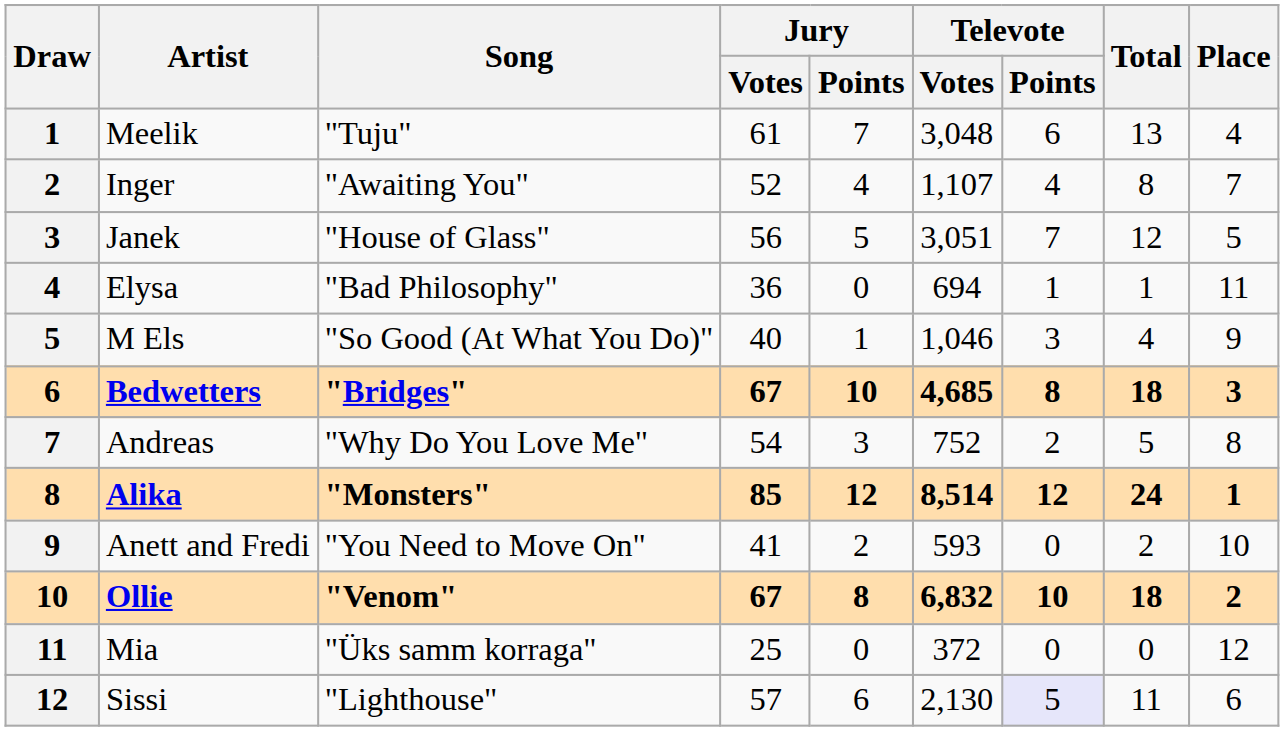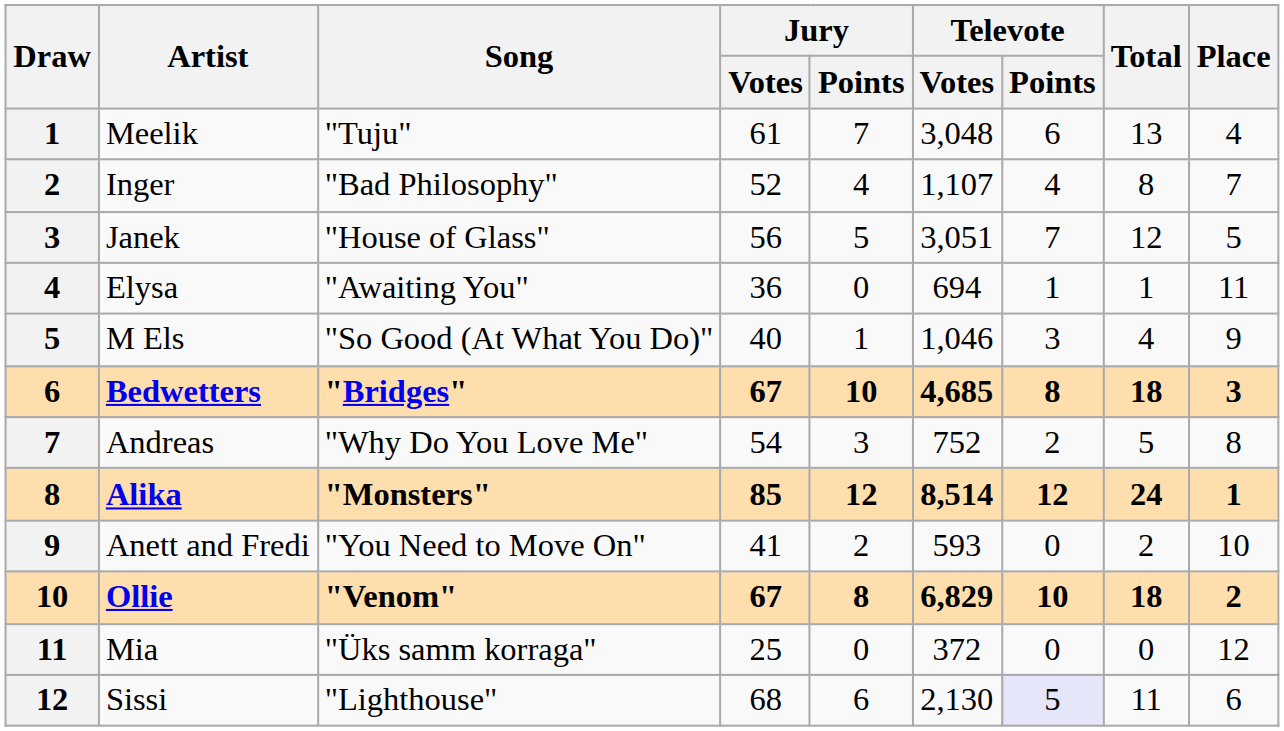(427, 184) "Awaiting You" -> (441, 184) "Bad Philosophy"
(441, 287) "Bad Philosophy" -> (427, 287) "Awaiting You"
(957, 596) 6,832 -> (957, 596) 6,829
(766, 699) 57 -> (766, 699) 68
